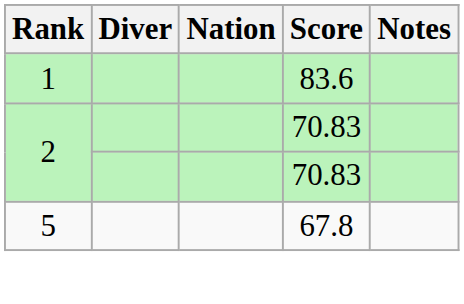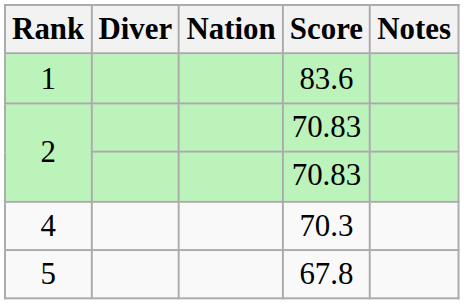+ row: (48, 224)
